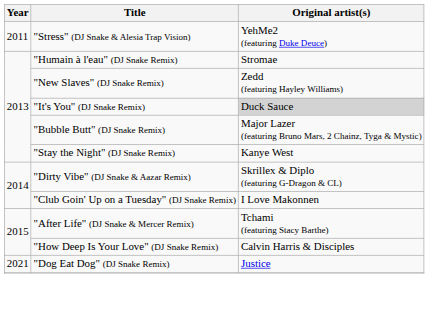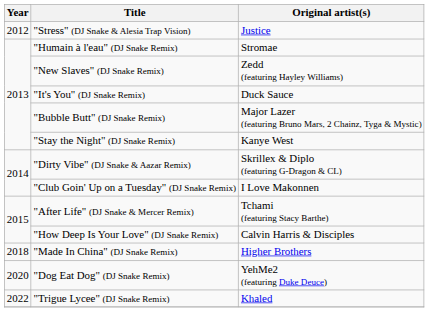(18, 36) 2011 -> (18, 30) 2012
(284, 36) YehMe2 (featuring Duke Deuce) -> (256, 30) Justice
(267, 106) lightgrey background -> (267, 94) no background
+ row: (106, 251)
(18, 264) 2021 -> (18, 275) 2020
(256, 264) Justice -> (284, 275) YehMe2 (featuring Duke Deuce)
+ row: (102, 298)
